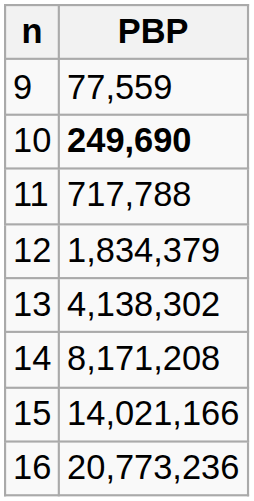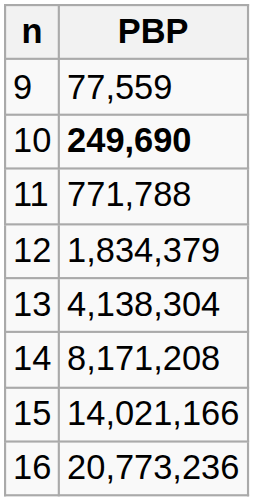(129, 195) 717,788 -> (129, 195) 771,788
(144, 304) 4,138,302 -> (144, 304) 4,138,304
